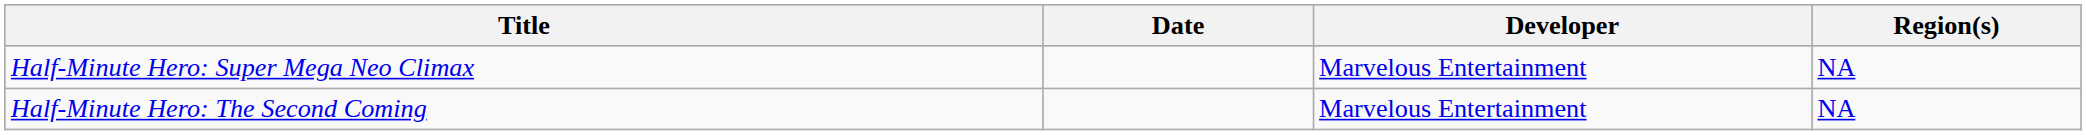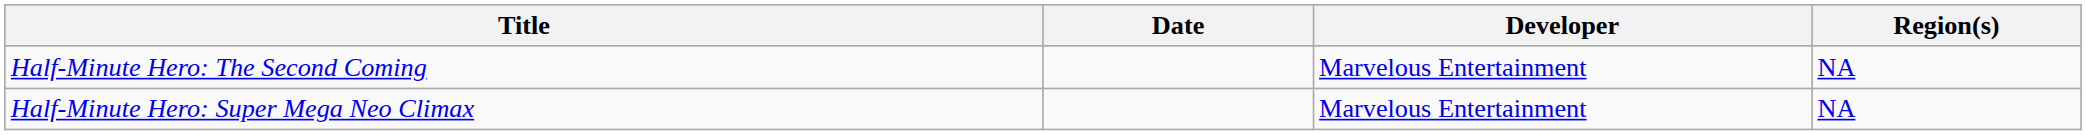rows swapped: (242, 66) <-> (219, 108)
